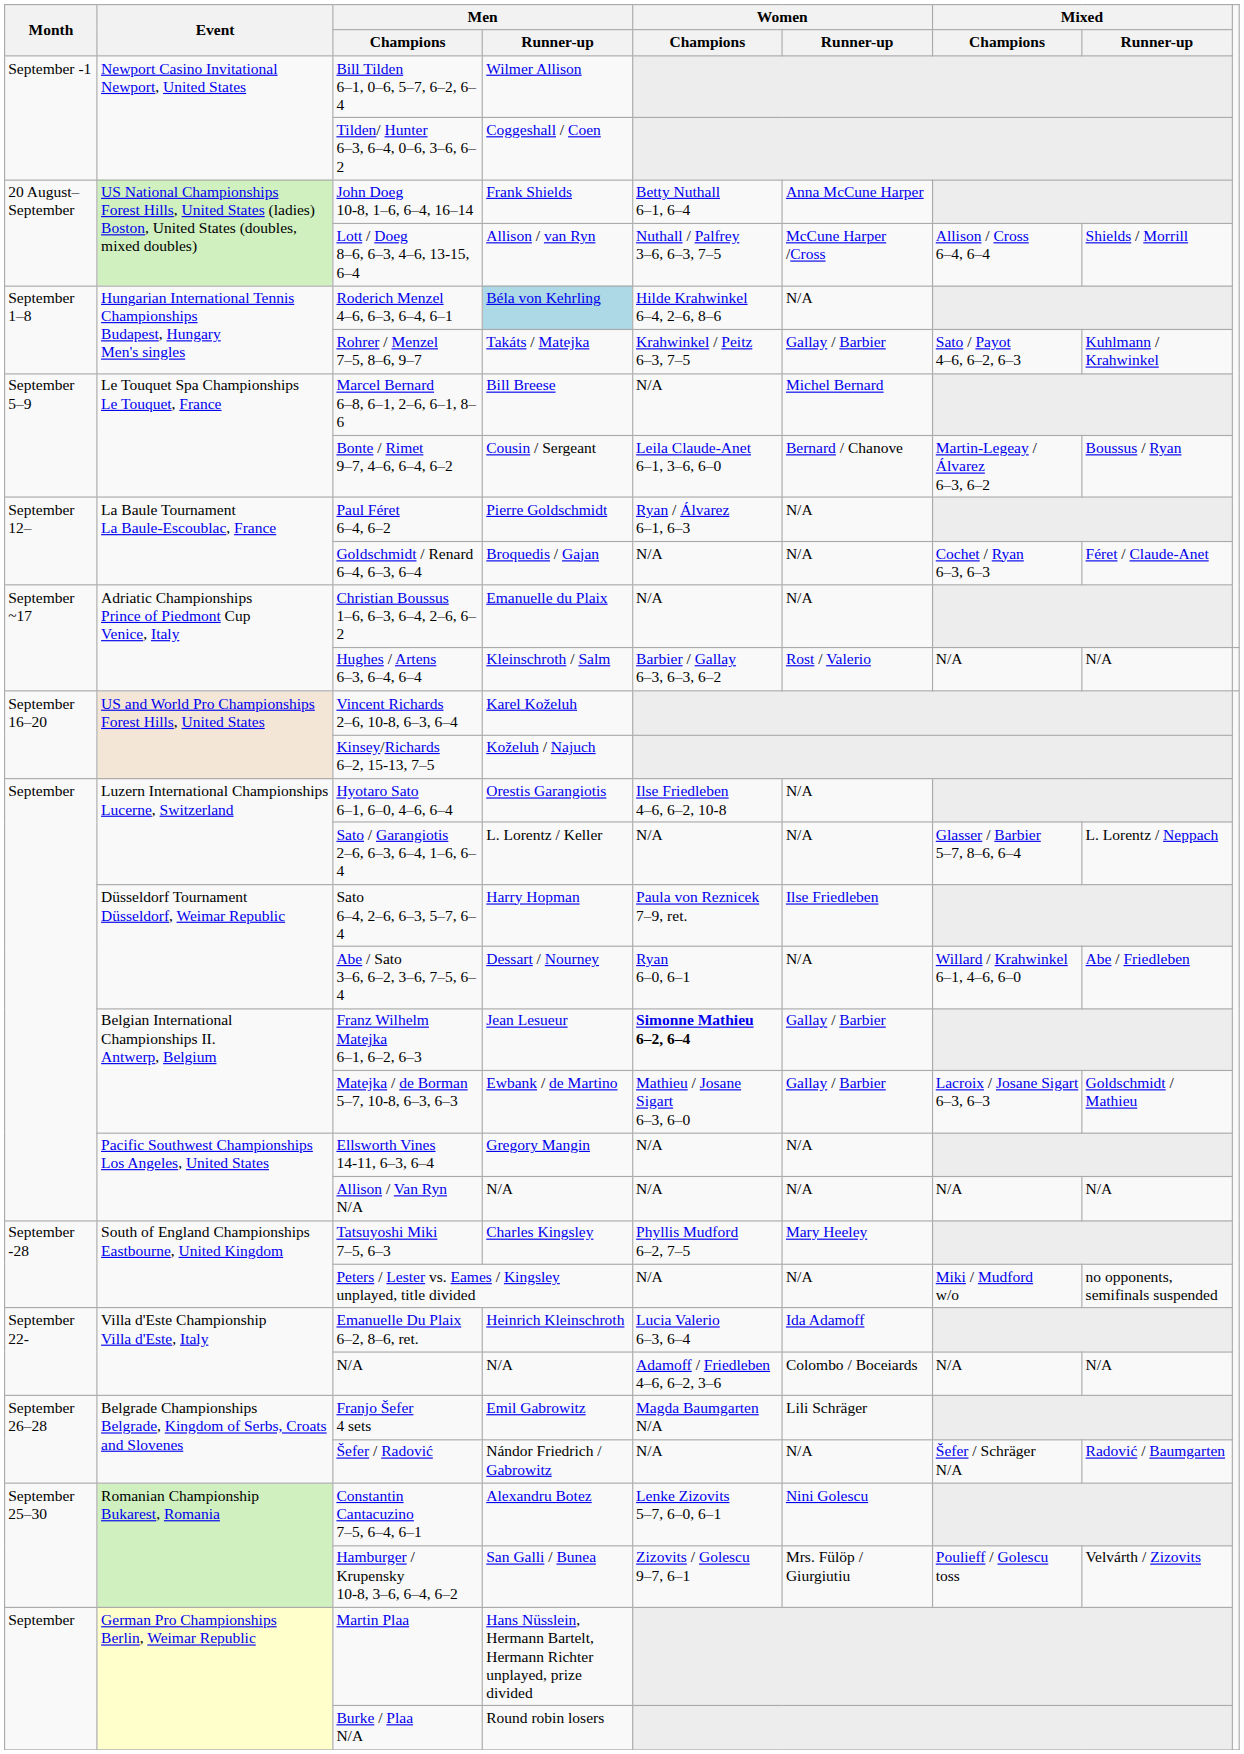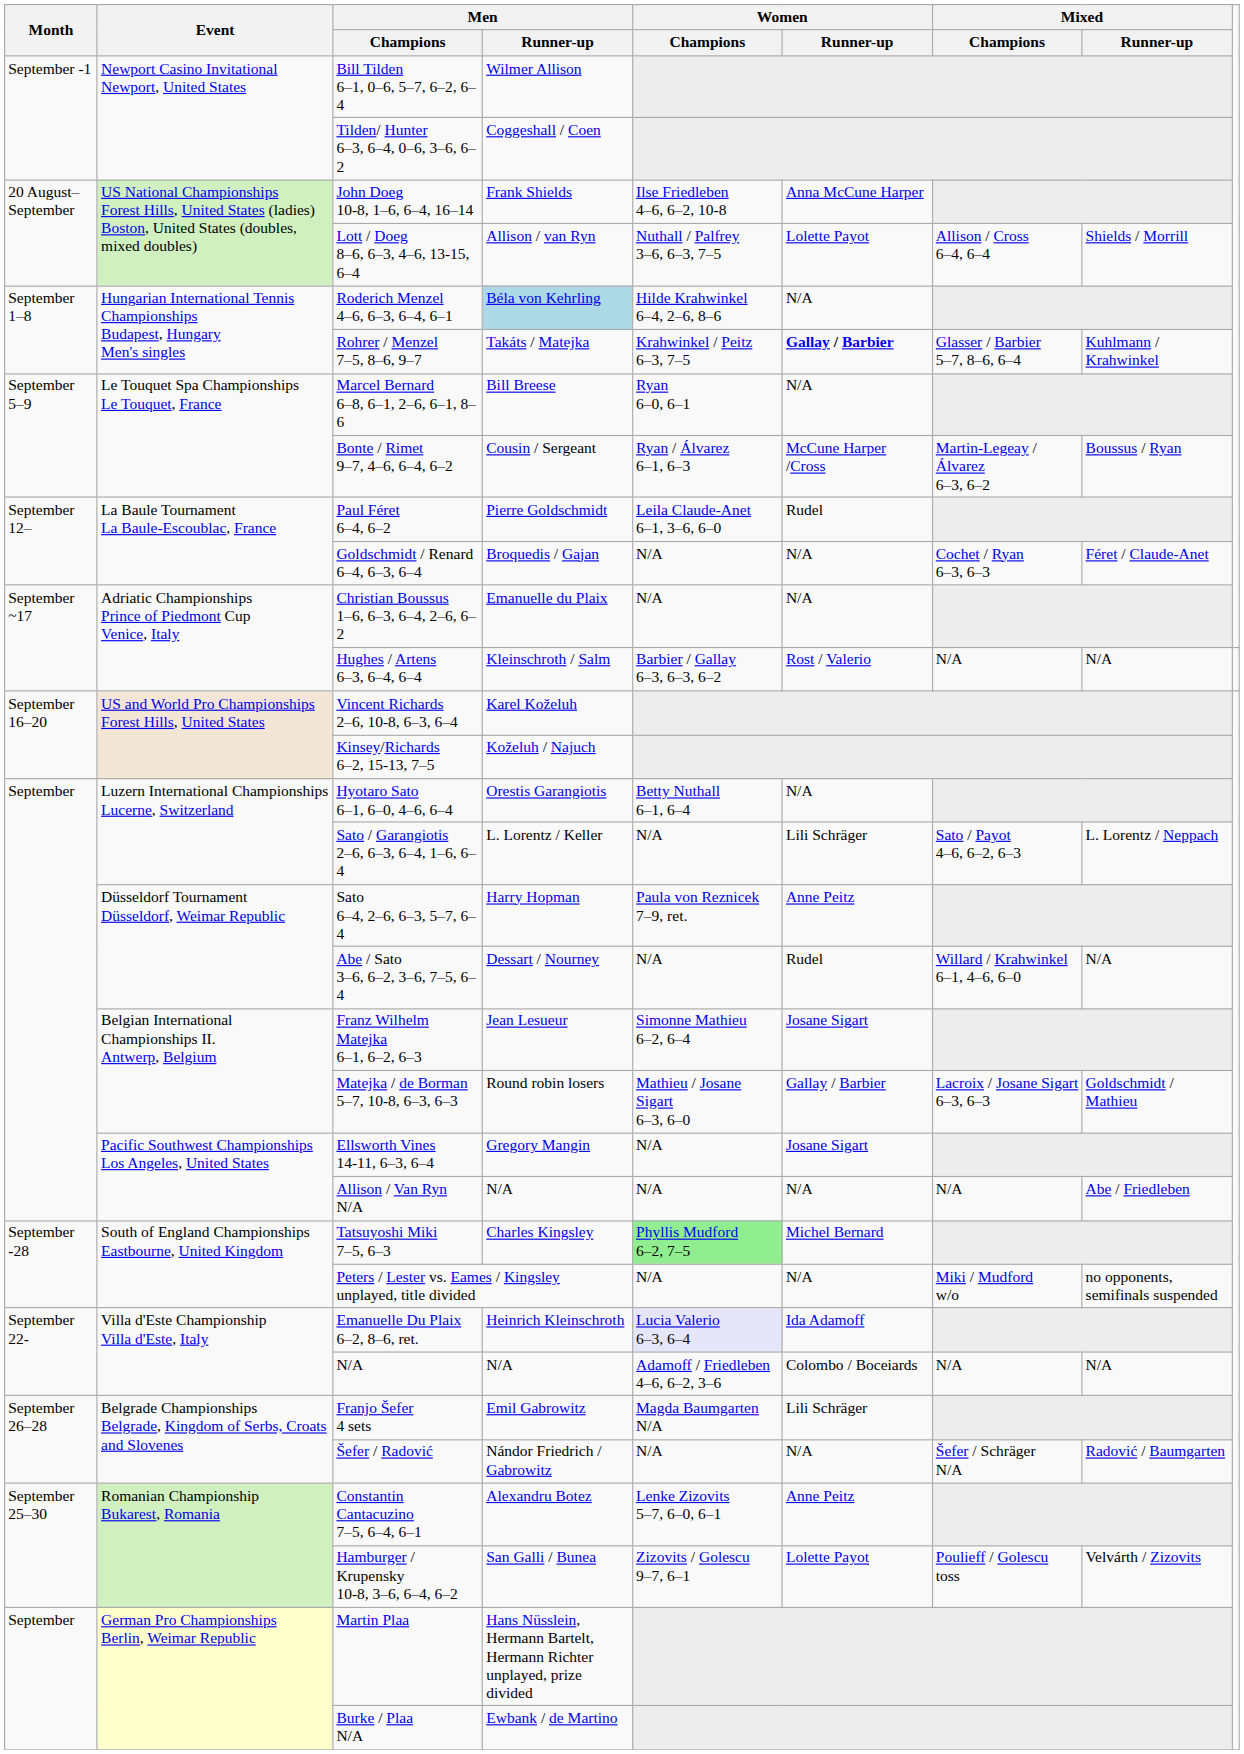(678, 201) Betty Nuthall 6–1, 6–4 -> (682, 201) Ilse Friedleben 4–6, 6–2, 10-8
(836, 245) McCune Harper /Cross -> (827, 235) Lolette Payot
(836, 341) normal -> (840, 341) bold
(978, 350) Sato / Payot 4–6, 6–2, 6–3 -> (988, 350) Glasser / Barbier 5–7, 8–6, 6–4
(649, 385) N/A -> (663, 394) Ryan 6–0, 6–1
(835, 385) Michel Bernard -> (799, 385) N/A
(694, 456) Leila Claude-Anet 6–1, 3–6, 6–0 -> (683, 456) Ryan / Álvarez 6–1, 6–3
(844, 447) Bernard / Chanove -> (836, 456) McCune Harper /Cross
(683, 518) Ryan / Álvarez 6–1, 6–3 -> (694, 518) Leila Claude-Anet 6–1, 3–6, 6–0
(799, 509) N/A -> (804, 509) Rudel
(682, 800) Ilse Friedleben 4–6, 6–2, 10-8 -> (678, 800) Betty Nuthall 6–1, 6–4
(799, 834) N/A -> (827, 834) Lili Schräger
(988, 843) Glasser / Barbier 5–7, 8–6, 6–4 -> (978, 843) Sato / Payot 4–6, 6–2, 6–3
(832, 896) Ilse Friedleben -> (820, 896) Anne Peitz
(663, 967) Ryan 6–0, 6–1 -> (649, 958) N/A
(799, 958) N/A -> (804, 958) Rudel
(1138, 958) Abe / Friedleben -> (1099, 958) N/A
(695, 1030) bold -> (691, 1030) normal
(836, 1020) Gallay / Barbier -> (827, 1020) Josane Sigart
(552, 1082) Ewbank / de Martino -> (545, 1082) Round robin losers
(799, 1145) N/A -> (827, 1145) Josane Sigart
(1099, 1188) N/A -> (1138, 1188) Abe / Friedleben
(687, 1241) no background -> (687, 1241) lightgreen background
(827, 1232) Mary Heeley -> (835, 1232) Michel Bernard
(678, 1329) no background -> (678, 1329) lavender background
(827, 1495) Nini Golescu -> (820, 1495) Anne Peitz
(824, 1566) Mrs. Fülöp / Giurgiutiu -> (827, 1557) Lolette Payot
(545, 1718) Round robin losers -> (552, 1718) Ewbank / de Martino
